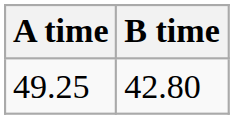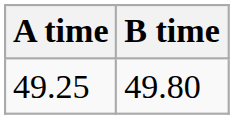(163, 85) 42.80 -> (163, 85) 49.80
